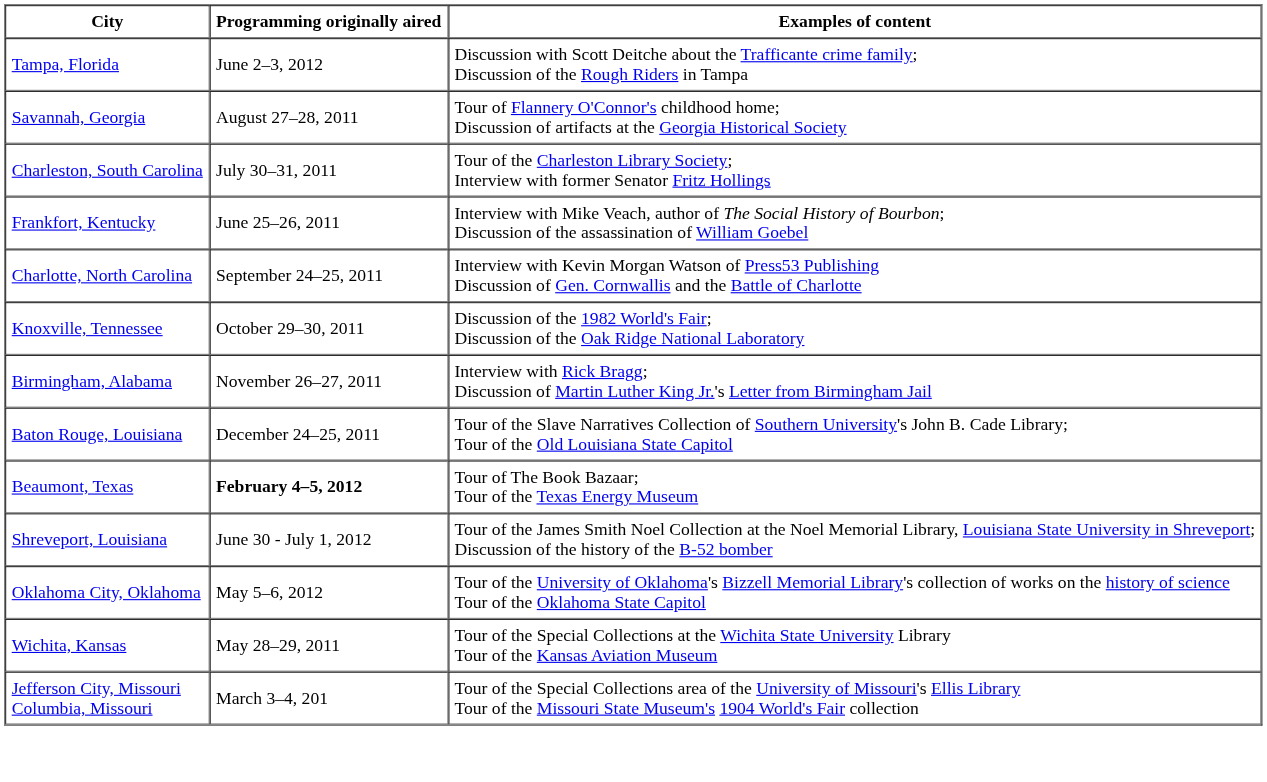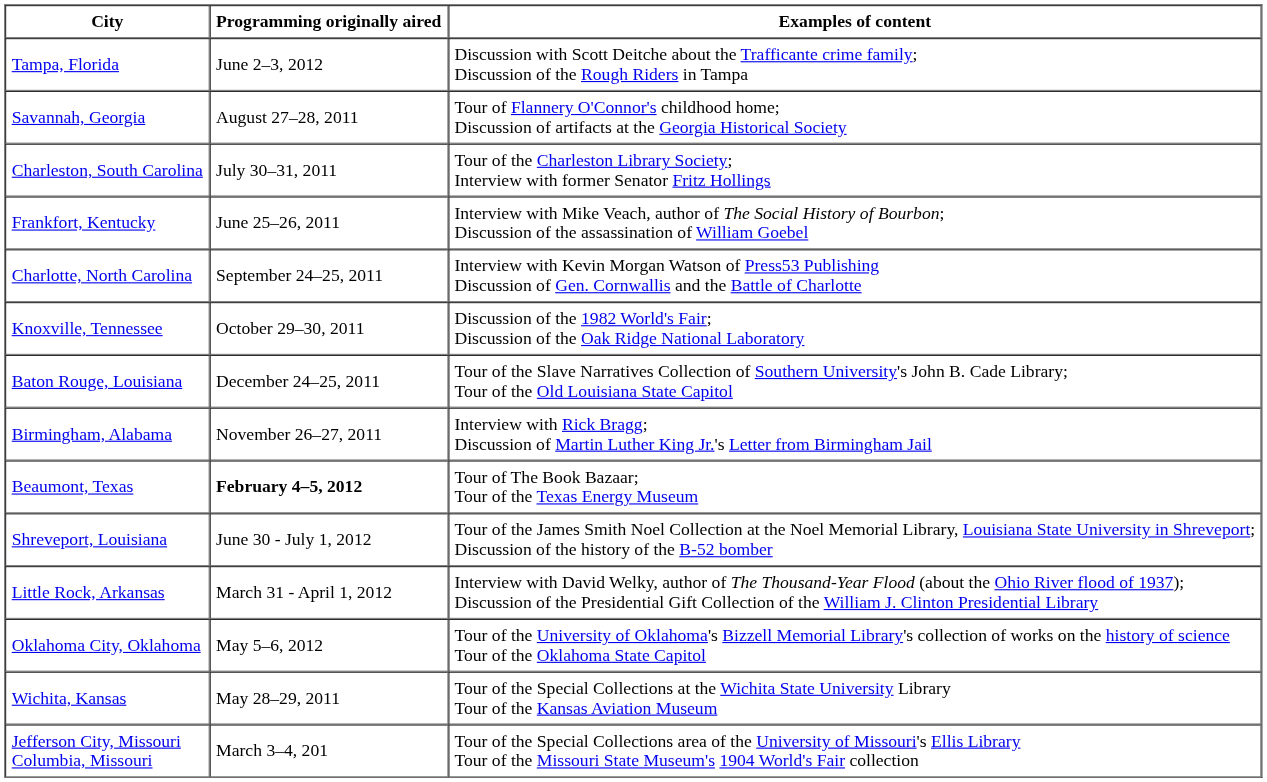rows swapped: (92, 381) <-> (97, 434)
+ row: (88, 592)
